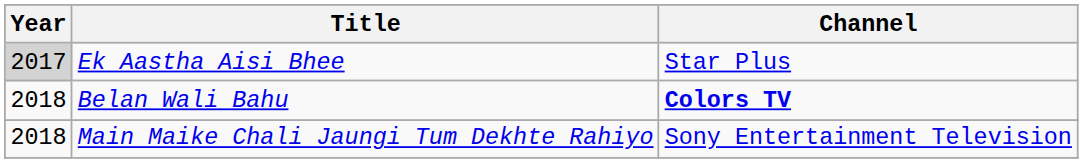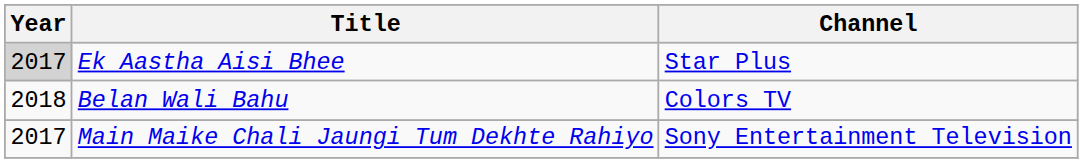(728, 100) bold -> (728, 100) normal
(39, 138) 2018 -> (39, 138) 2017
